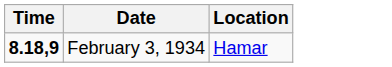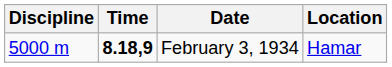+ column: (51, 18)
